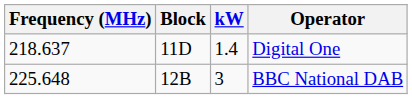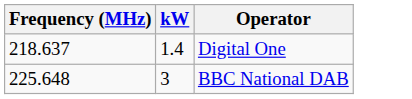- column: (183, 19)
